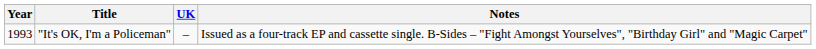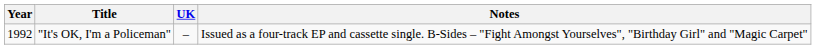(20, 34) 1993 -> (20, 34) 1992
